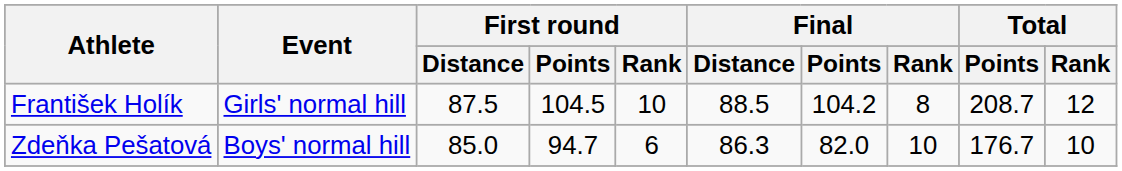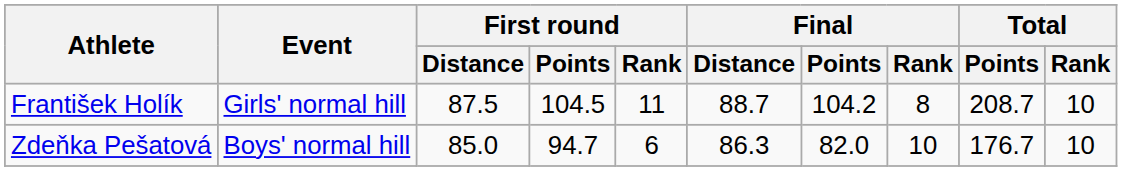(652, 105) 10 -> (652, 105) 11
(744, 105) 88.5 -> (744, 105) 88.7
(1081, 105) 12 -> (1081, 105) 10
